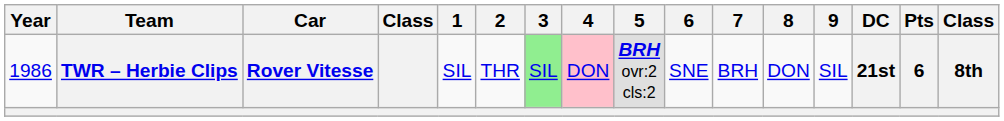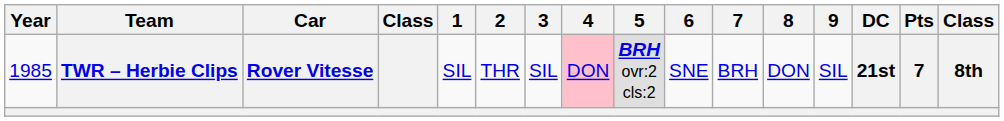(31, 71) 1986 -> (31, 71) 1985
(543, 71) lightgreen background -> (543, 71) no background
(919, 71) 6 -> (919, 71) 7
